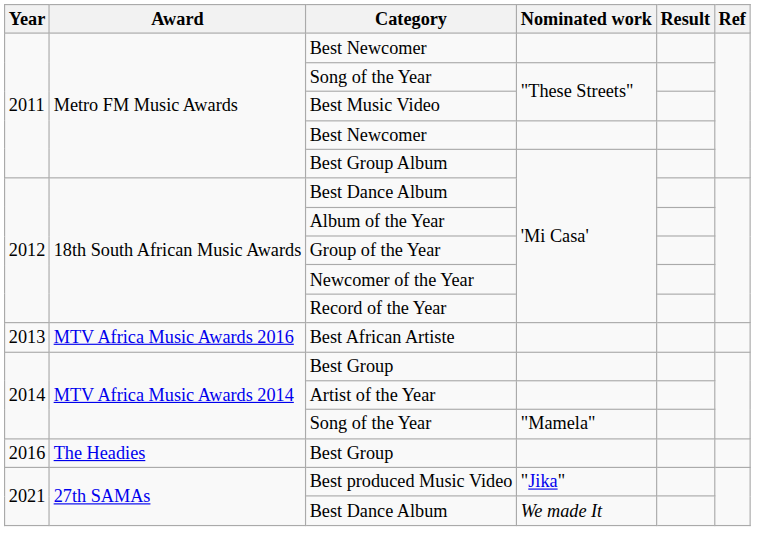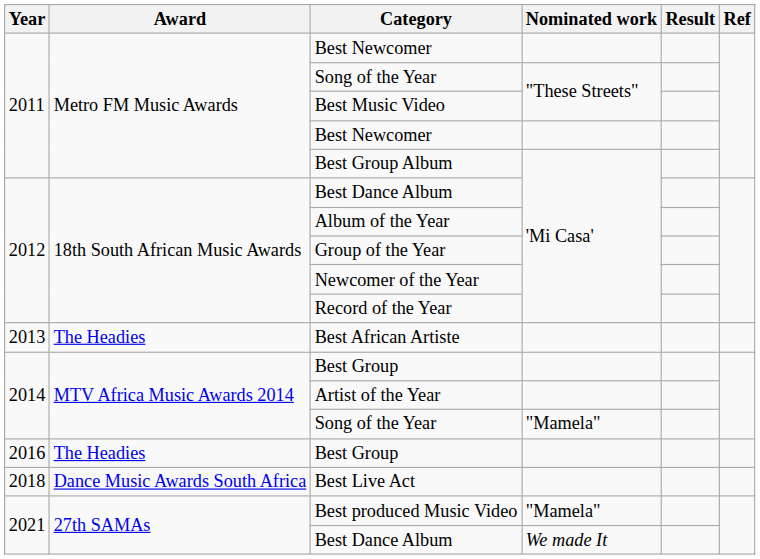(174, 337) MTV Africa Music Awards 2016 -> (99, 337) The Headies
+ row: (27, 481)
(543, 481) "Jika" -> (563, 510) "Mamela"
